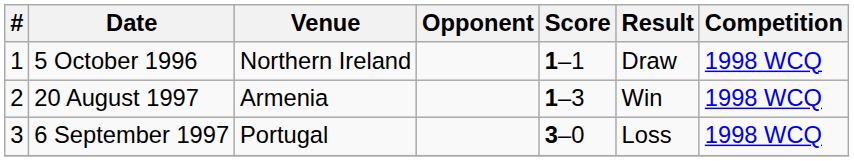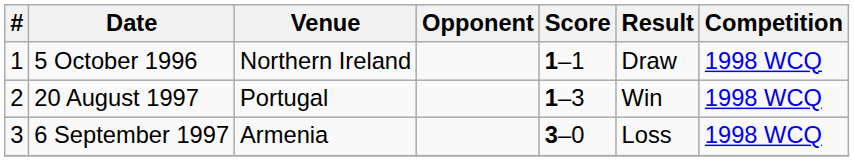(284, 98) Armenia -> (284, 98) Portugal
(284, 135) Portugal -> (284, 135) Armenia
